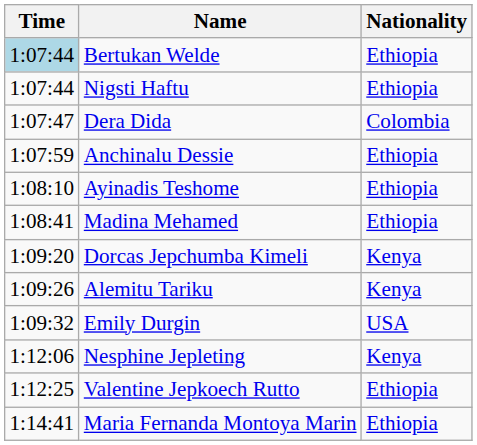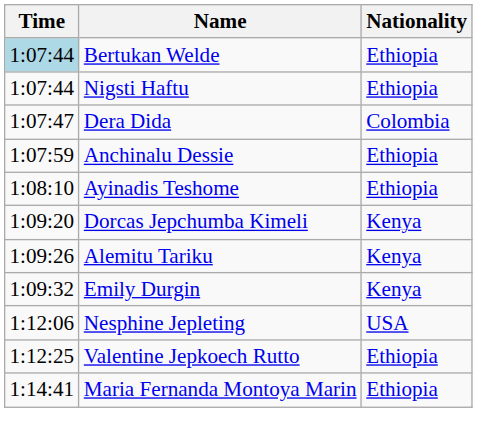- row: (161, 222)
(387, 322) USA -> (394, 289) Kenya
(394, 356) Kenya -> (387, 322) USA
